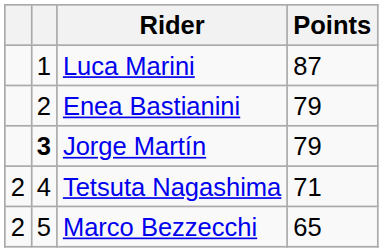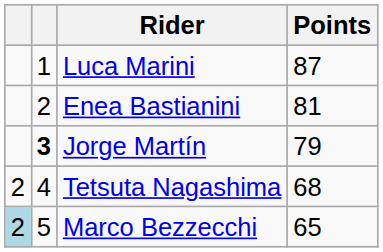(307, 106) 79 -> (307, 106) 81
(307, 187) 71 -> (307, 187) 68
(18, 227) no background -> (18, 227) lightblue background
